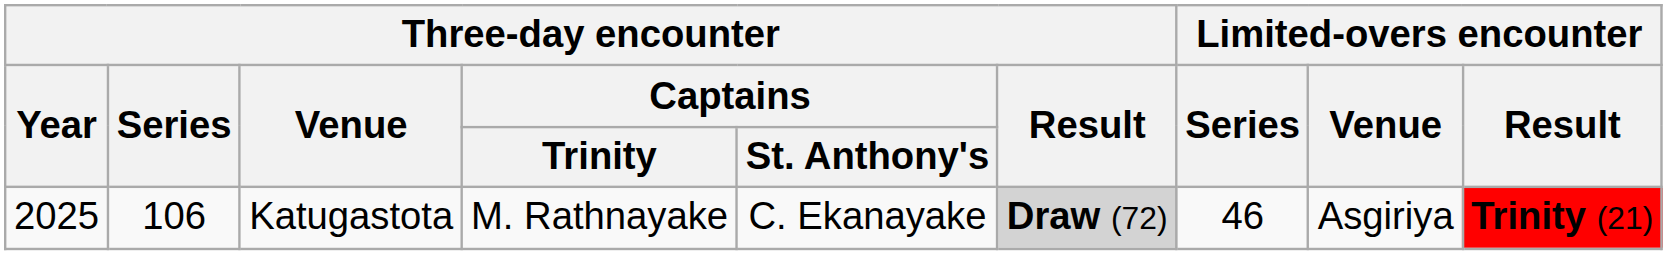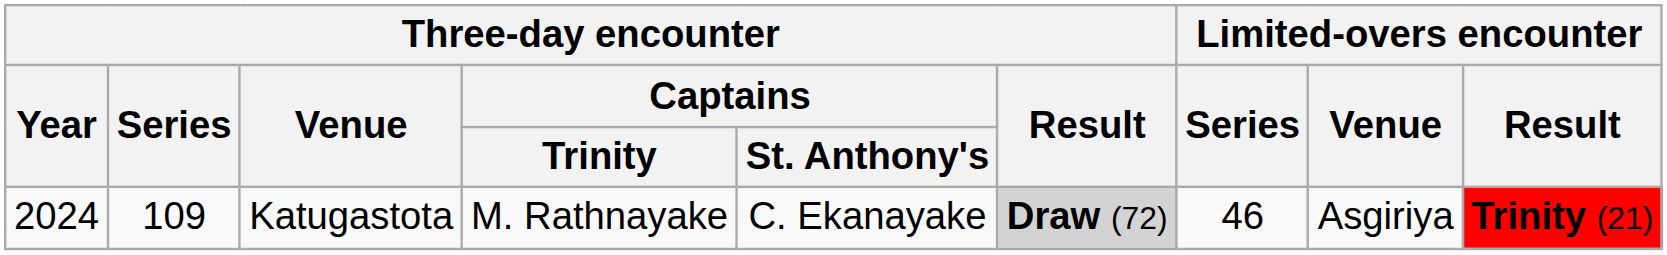(57, 216) 2025 -> (57, 216) 2024
(174, 216) 106 -> (174, 216) 109
